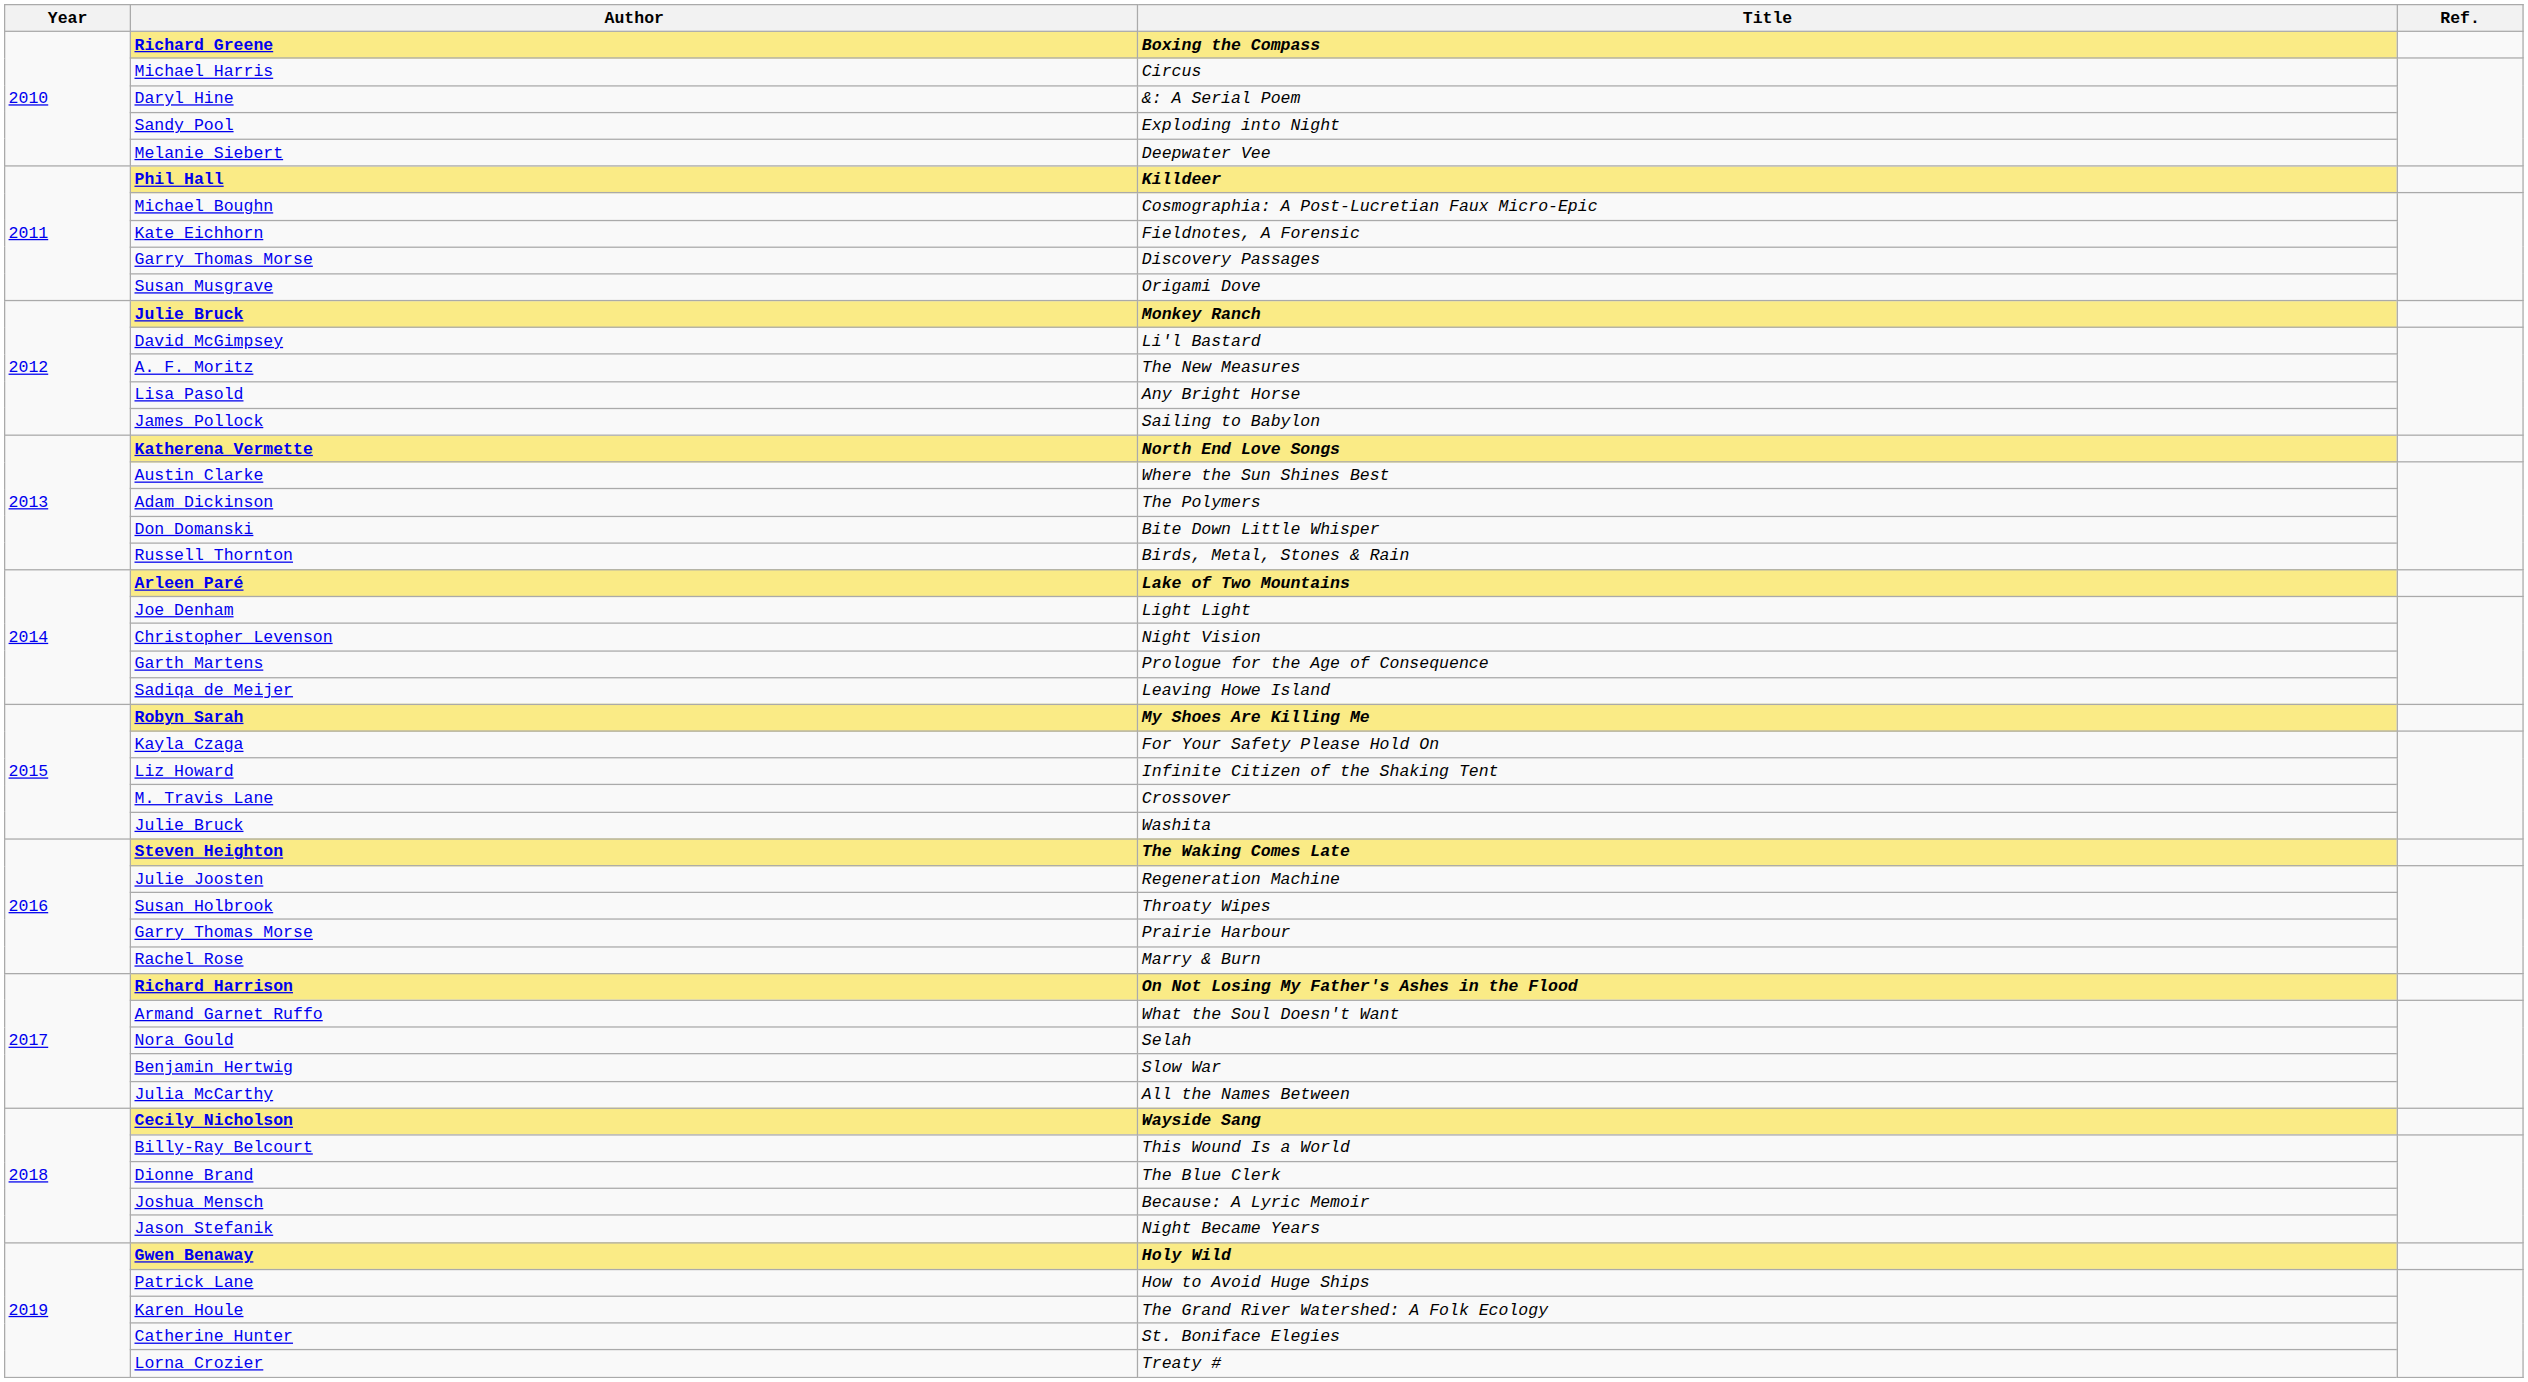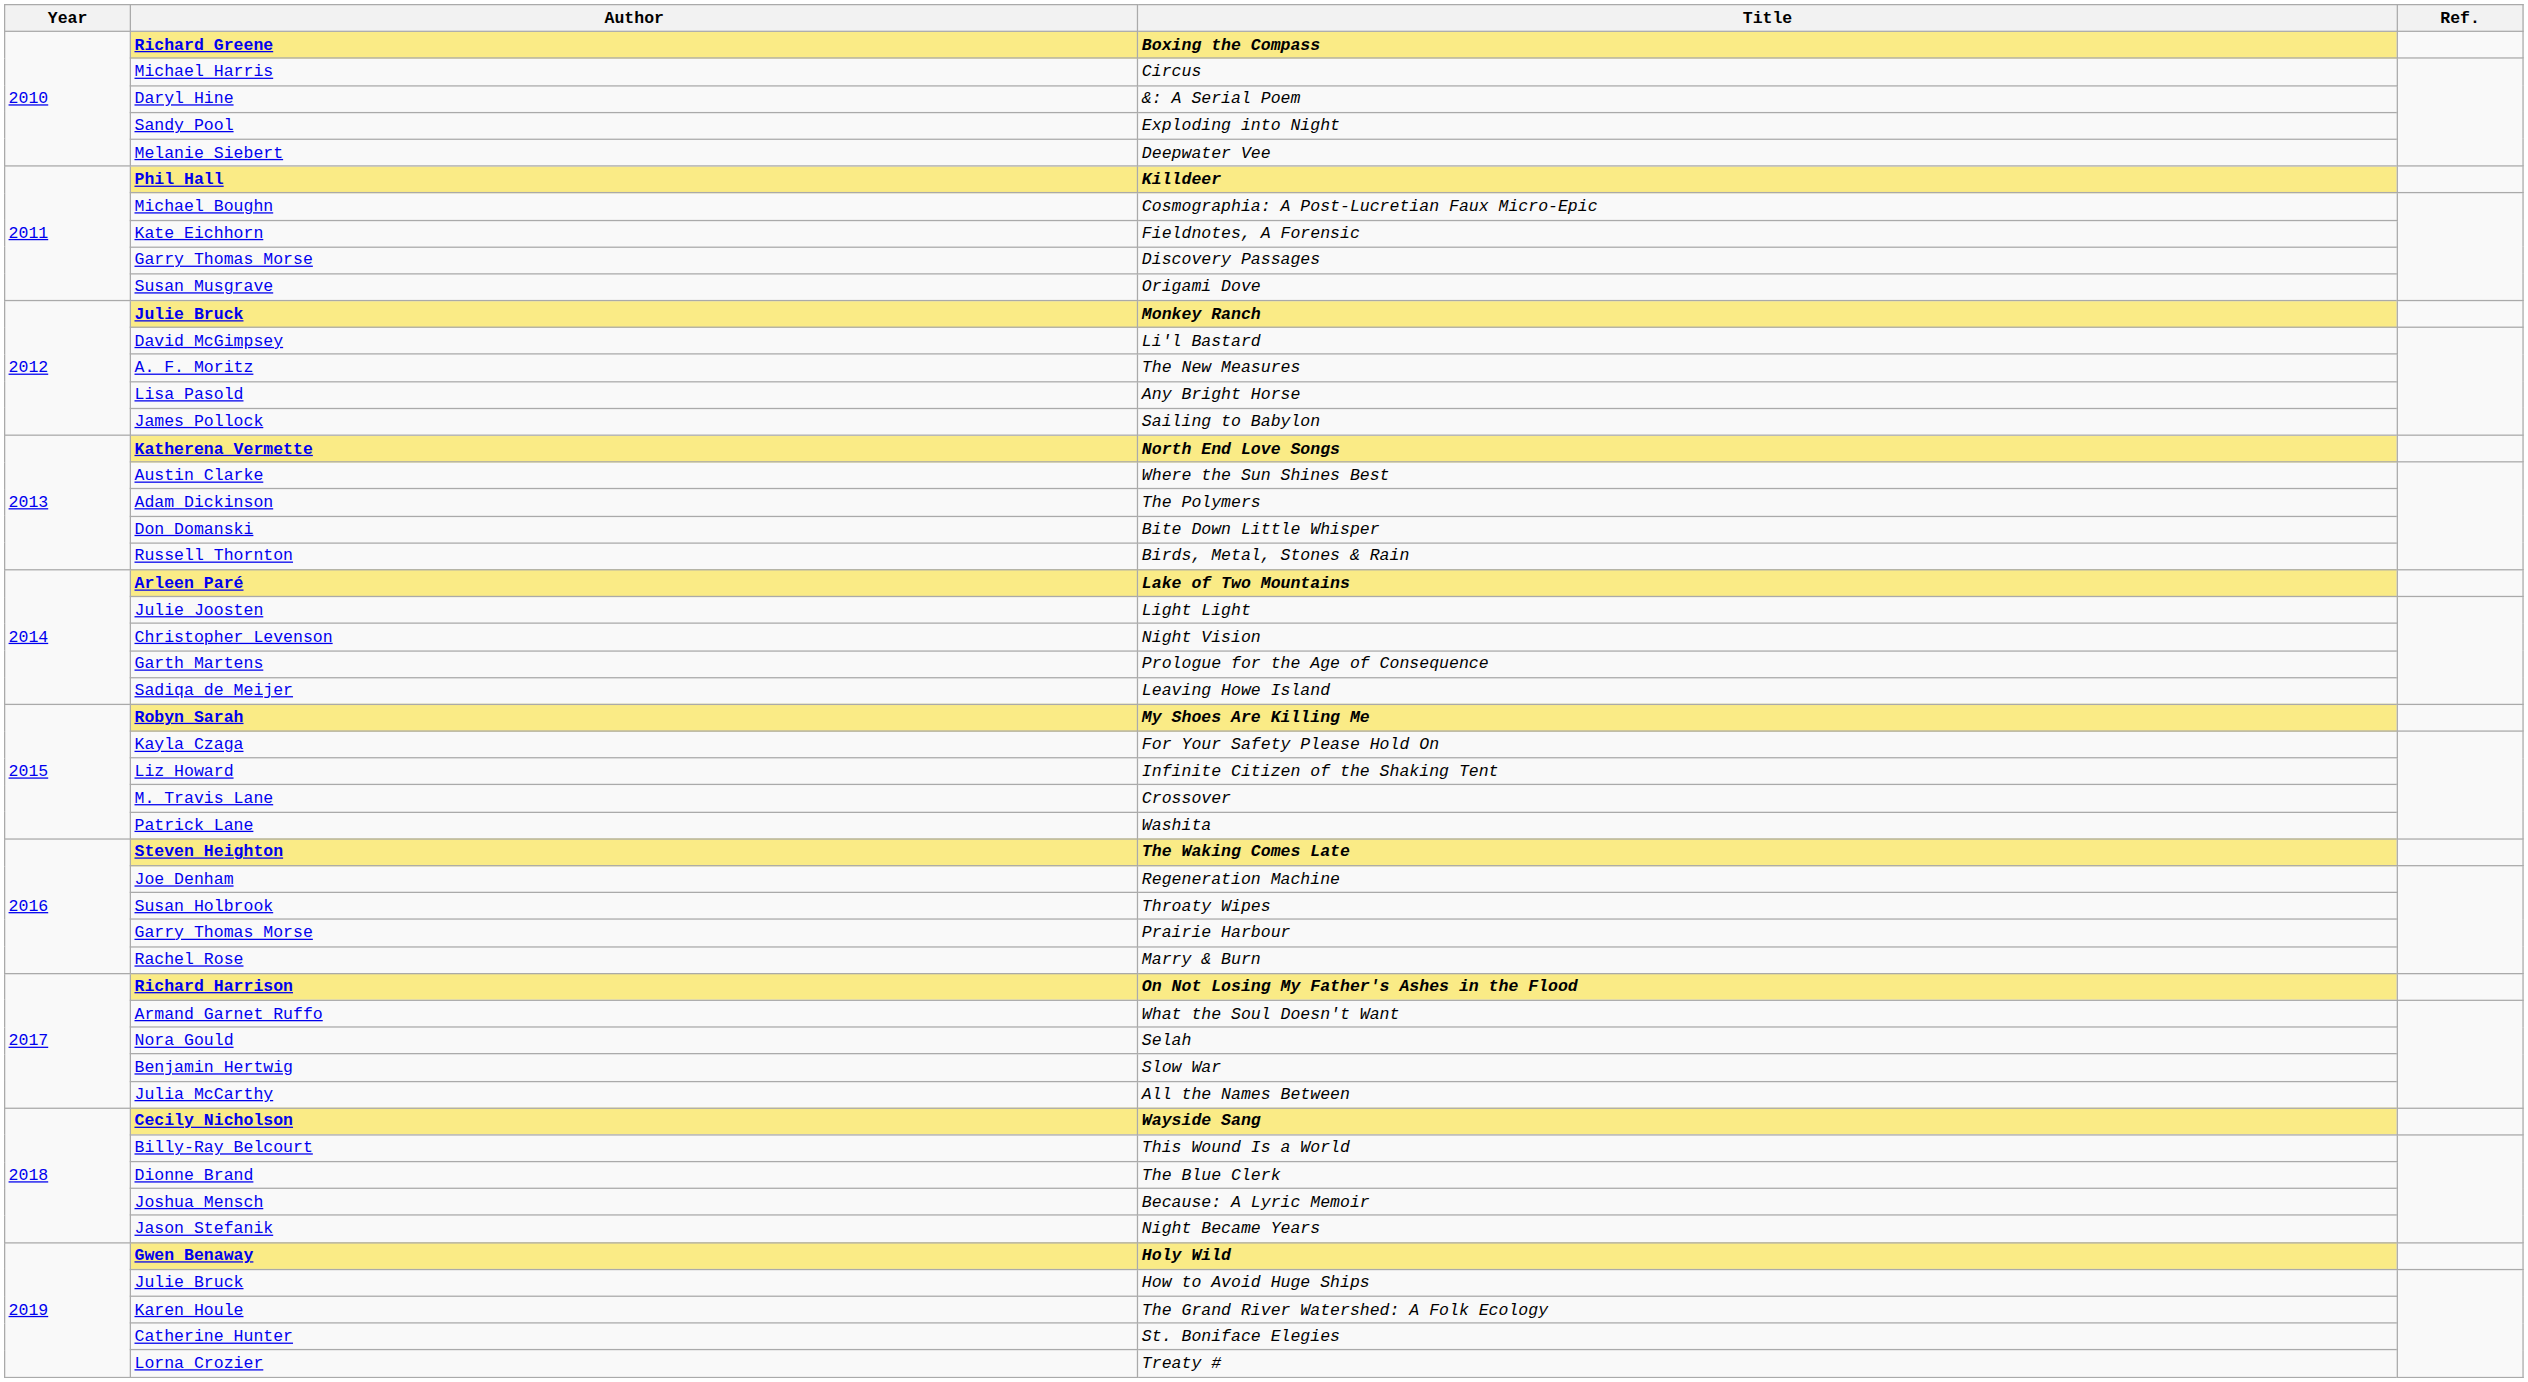(184, 610) Joe Denham -> (199, 610) Julie Joosten
(189, 825) Julie Bruck -> (194, 825) Patrick Lane
(199, 879) Julie Joosten -> (184, 879) Joe Denham
(194, 1283) Patrick Lane -> (189, 1283) Julie Bruck
